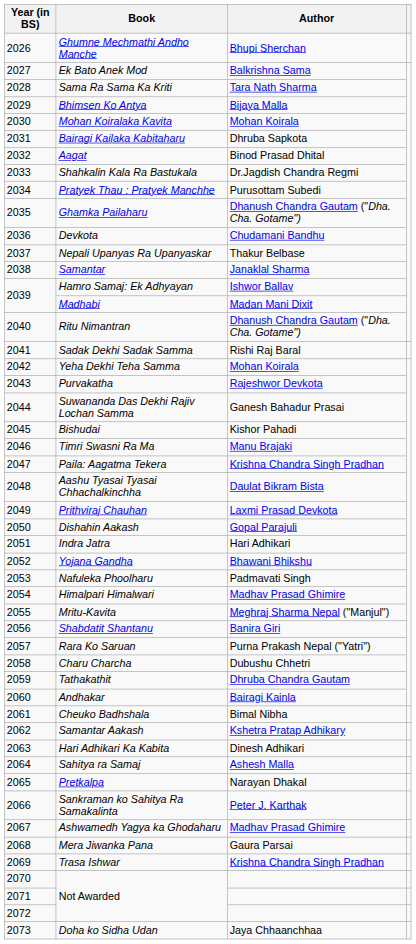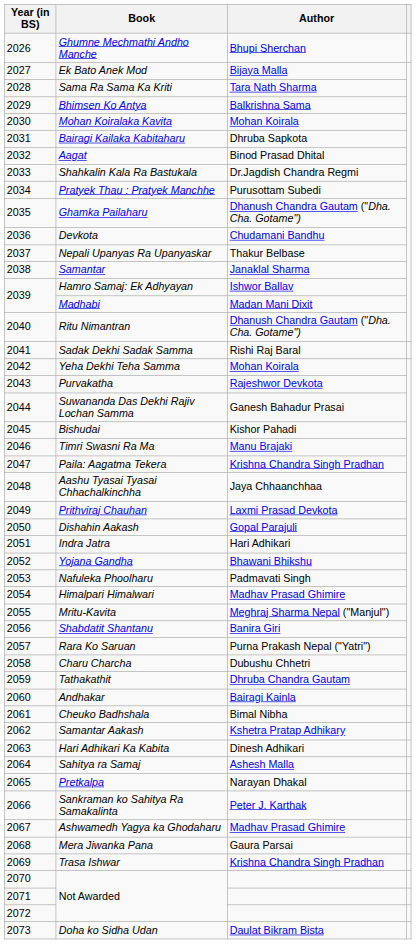(270, 71) Balkrishna Sama -> (259, 71) Bijaya Malla
(259, 105) Bijaya Malla -> (270, 105) Balkrishna Sama
(277, 487) Daulat Bikram Bista -> (276, 487) Jaya Chhaanchhaa
(276, 930) Jaya Chhaanchhaa -> (277, 930) Daulat Bikram Bista
